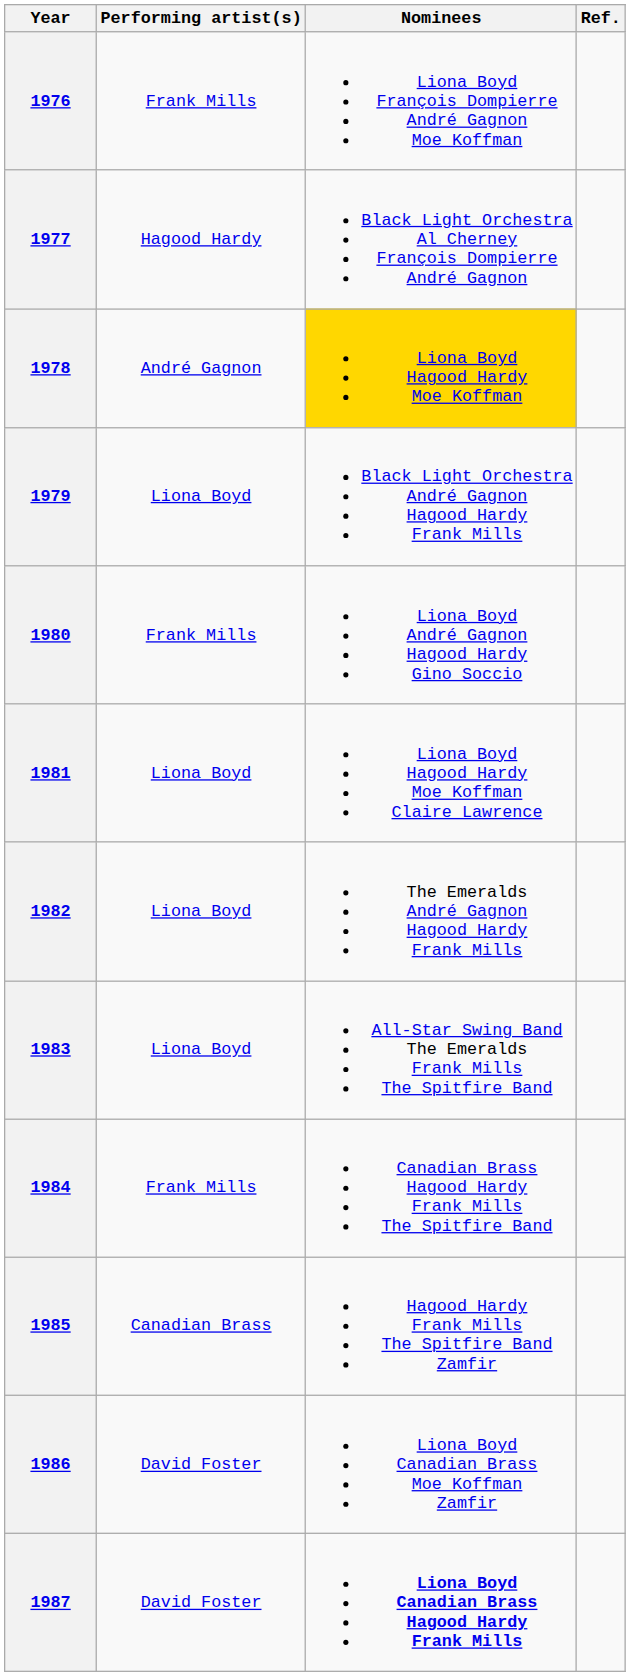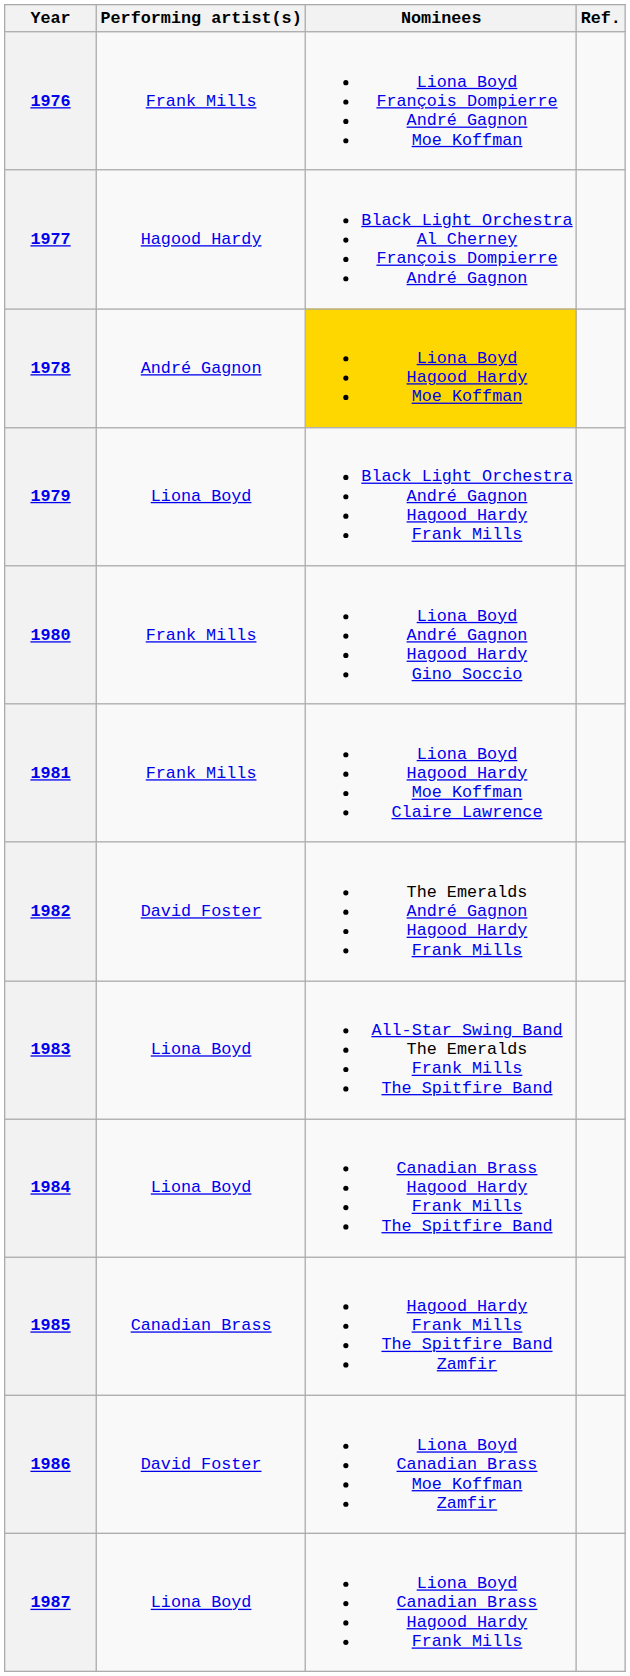(201, 773) Liona Boyd -> (201, 773) Frank Mills
(201, 911) Liona Boyd -> (201, 911) David Foster
(201, 1188) Frank Mills -> (201, 1188) Liona Boyd
(201, 1603) David Foster -> (201, 1603) Liona Boyd
(441, 1612) bold -> (441, 1612) normal
